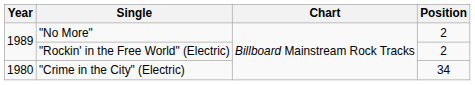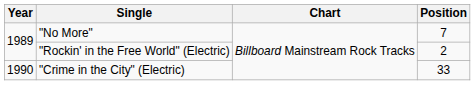(444, 32) 2 -> (444, 32) 7
(20, 70) 1980 -> (20, 70) 1990
(444, 70) 34 -> (444, 70) 33
